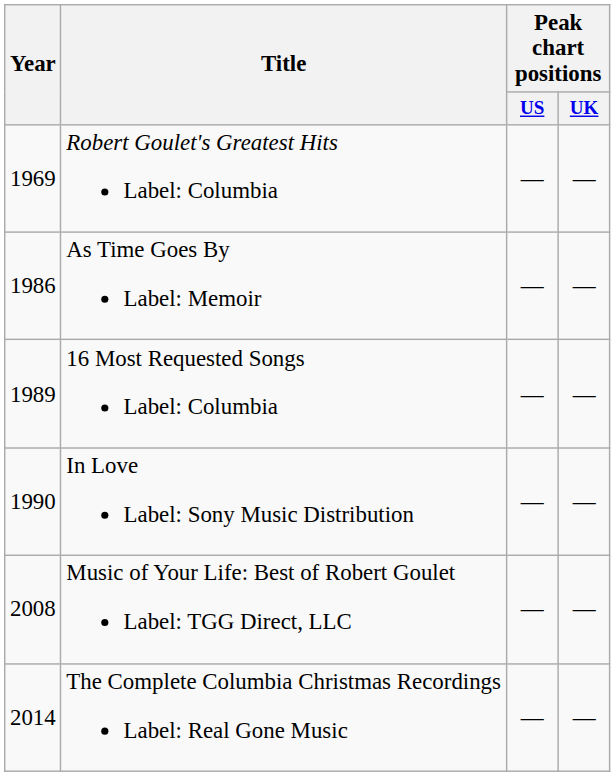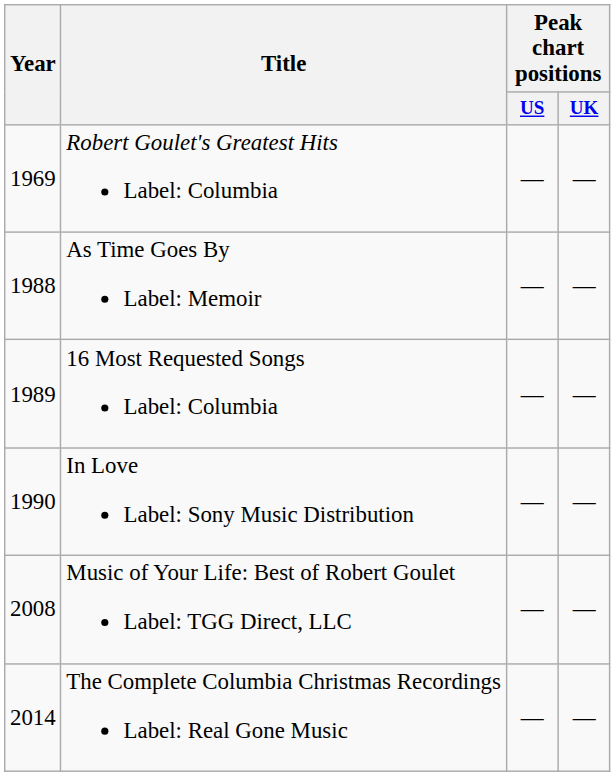(33, 285) 1986 -> (33, 285) 1988
